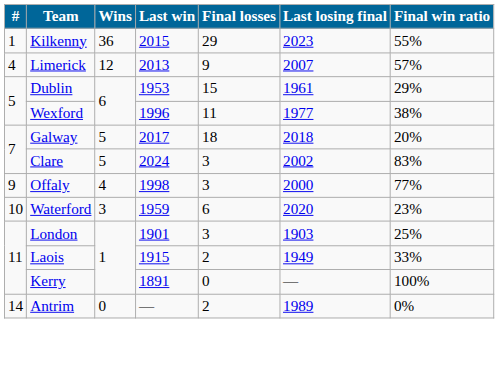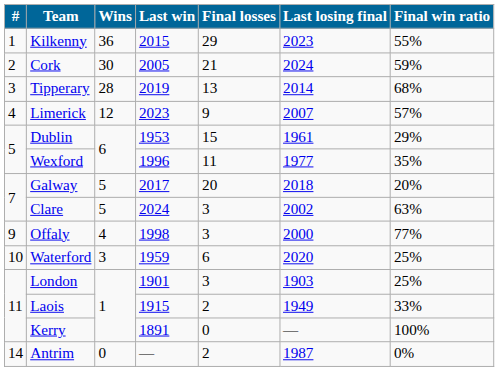+ row: (45, 64)
+ row: (60, 88)
(154, 64) 2013 -> (154, 112) 2023
(408, 112) 38% -> (408, 161) 35%
(210, 137) 18 -> (210, 185) 20
(408, 161) 83% -> (408, 209) 63%
(408, 209) 23% -> (408, 257) 25%
(298, 305) 1989 -> (298, 354) 1987
